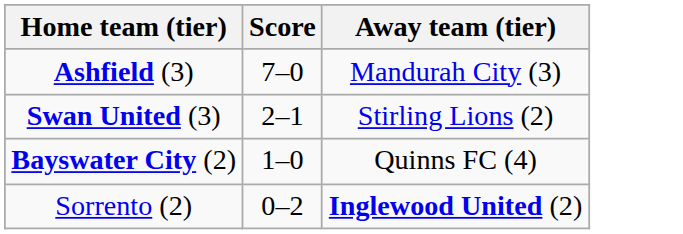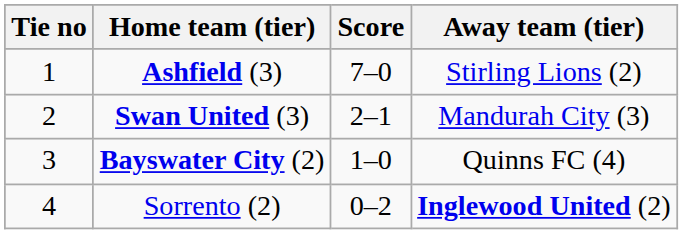+ column: (49, 26)
(456, 71) Mandurah City (3) -> (544, 71) Stirling Lions (2)
(456, 116) Stirling Lions (2) -> (544, 116) Mandurah City (3)
